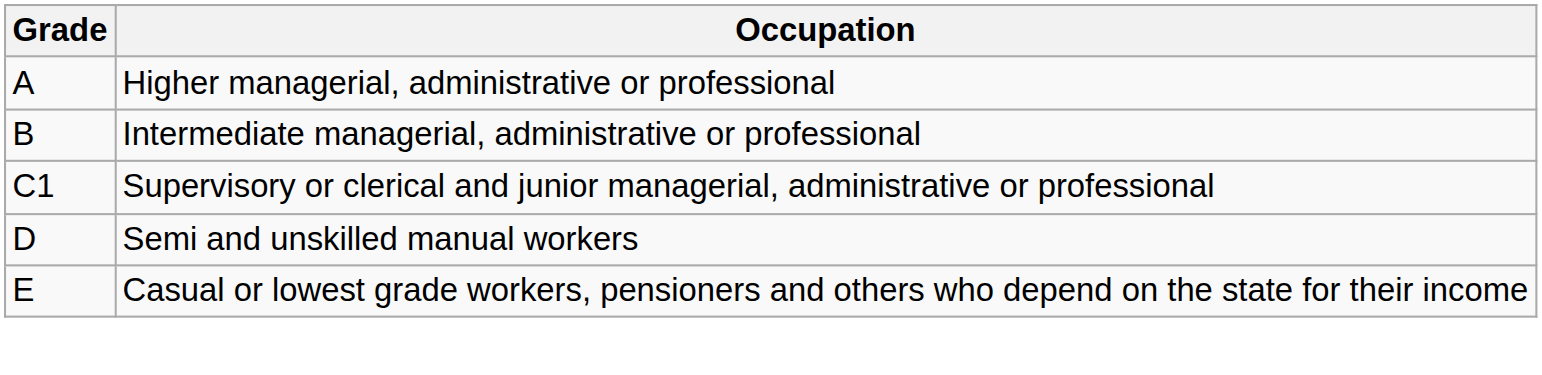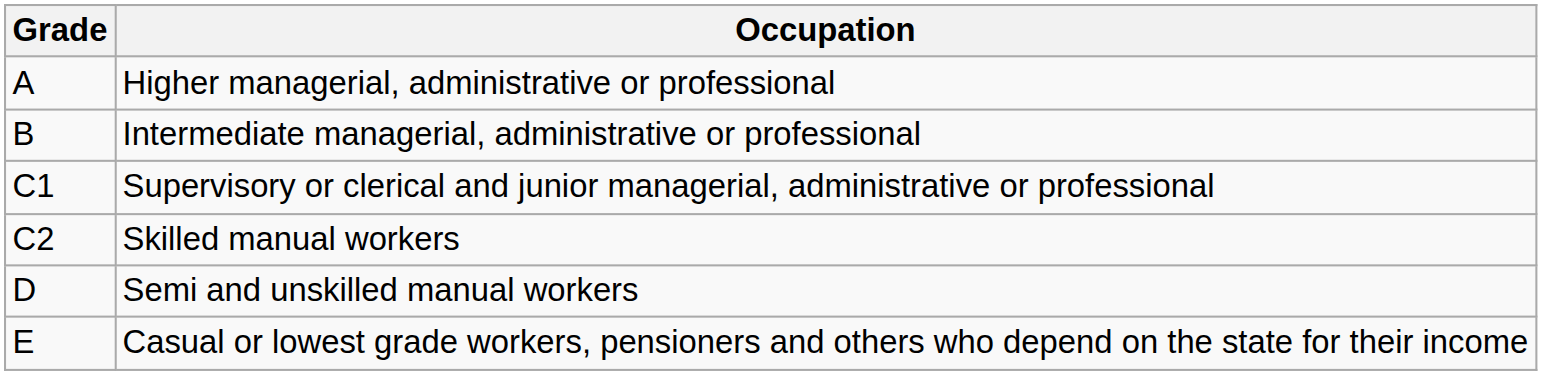+ row: (291, 238)
